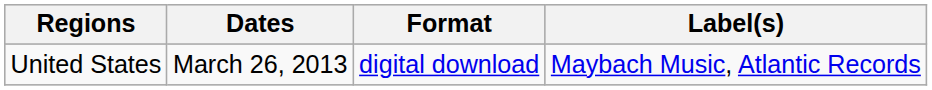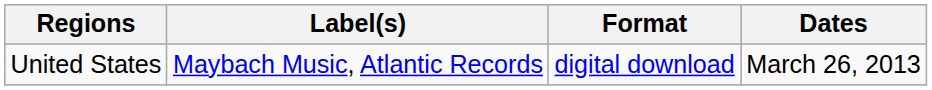columns swapped: (260, 24) <-> (736, 24)
